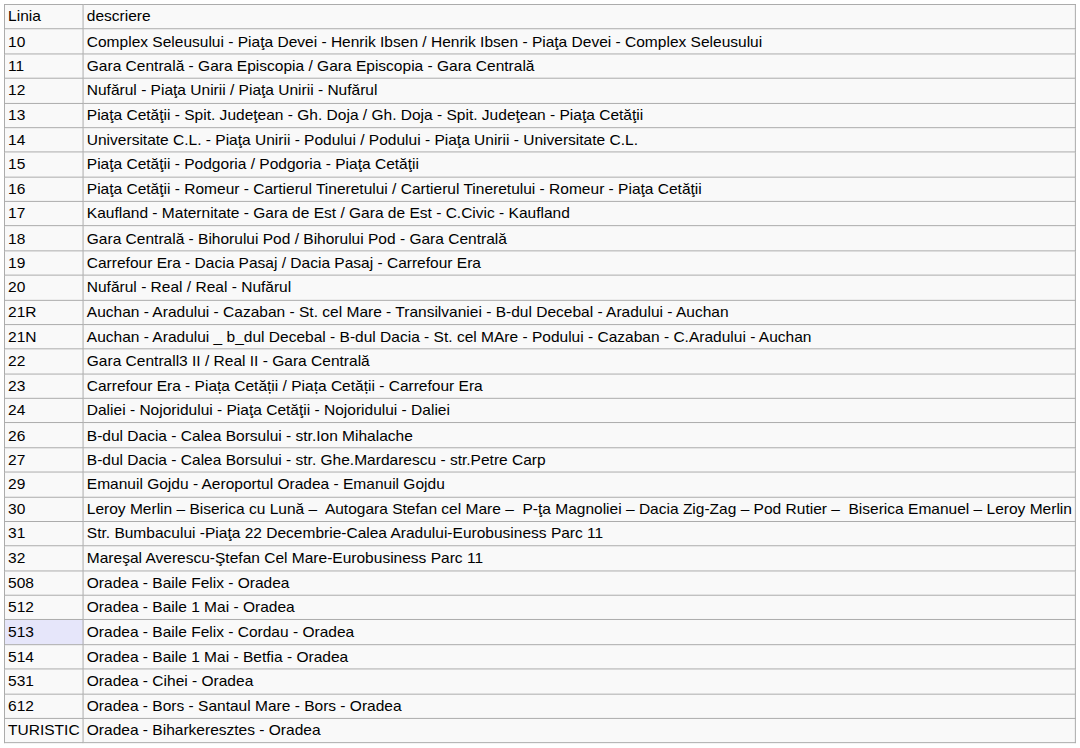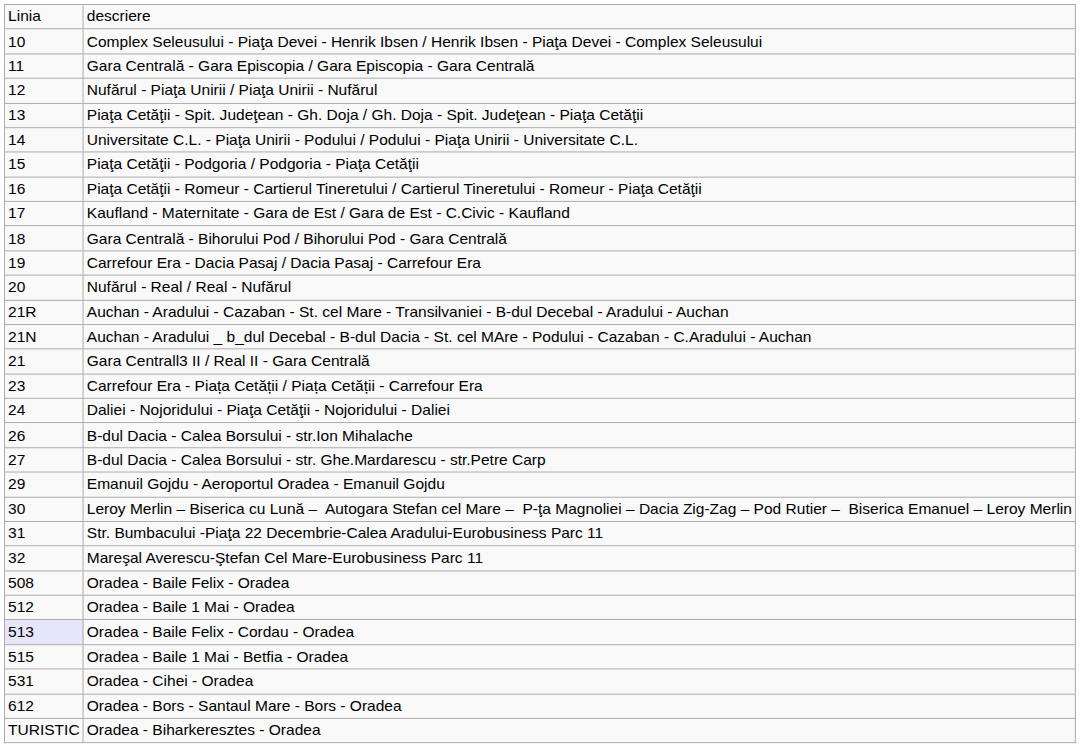(17, 361) 22 -> (17, 361) 21
(21, 656) 514 -> (21, 656) 515
